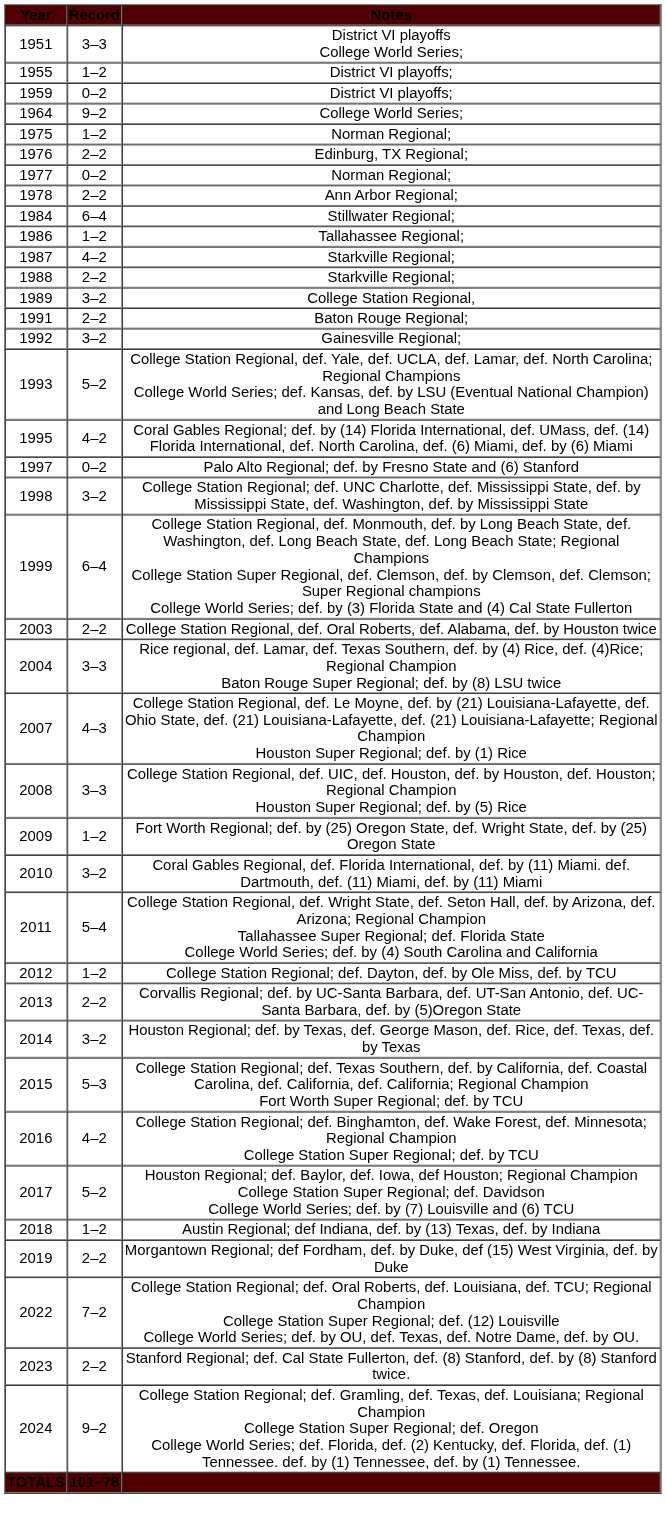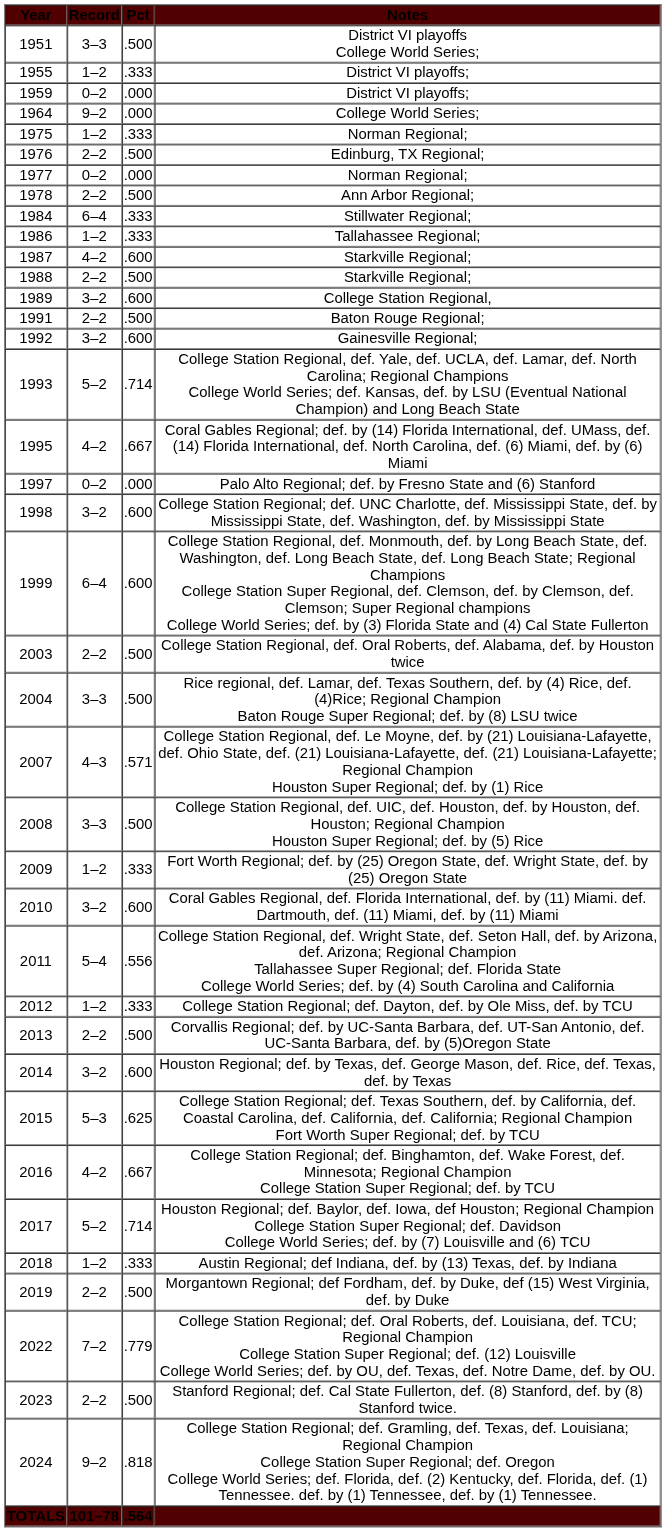+ column: (138, 15)
